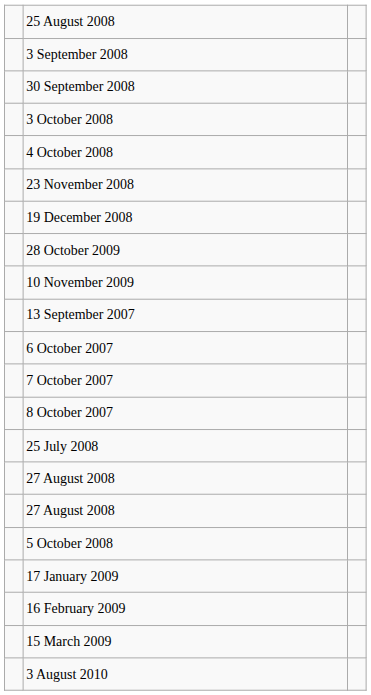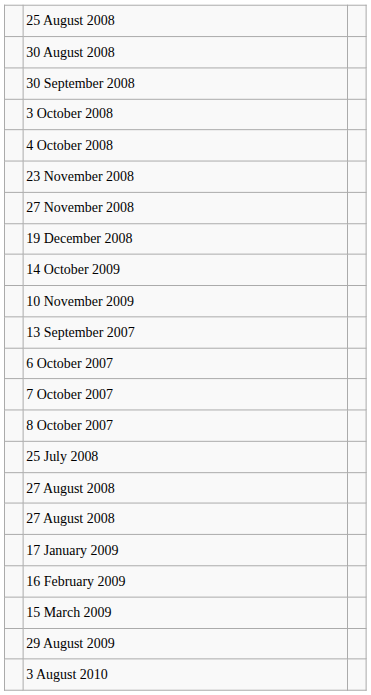+ row: (14, 52)
- row: (14, 54)
+ row: (14, 208)
+ row: (14, 270)
- row: (14, 250)
- row: (14, 544)
+ row: (14, 644)
